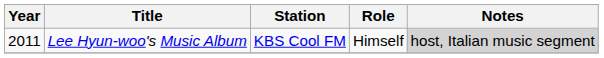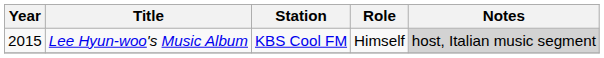(24, 40) 2011 -> (25, 40) 2015
